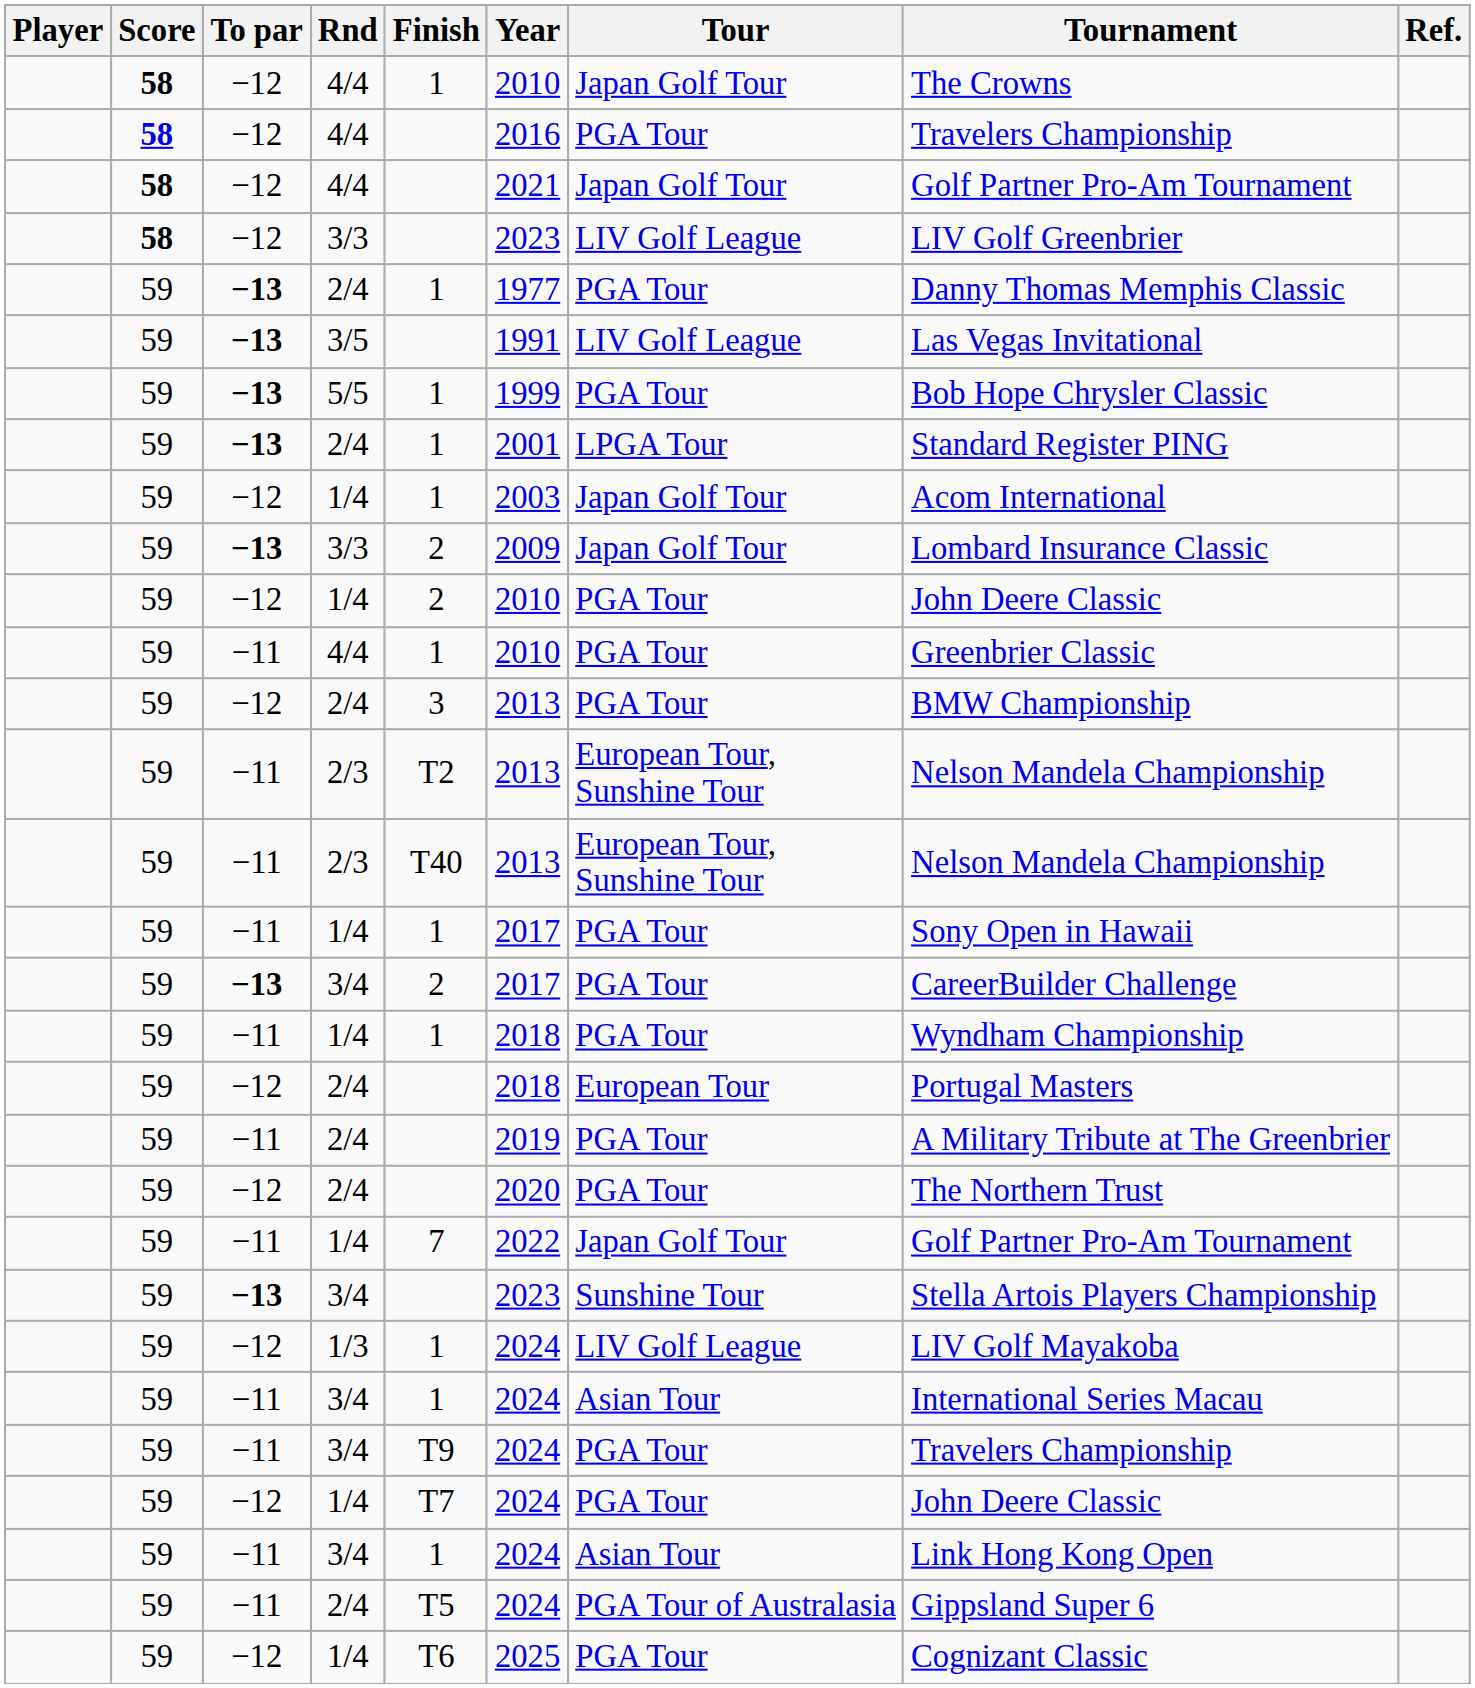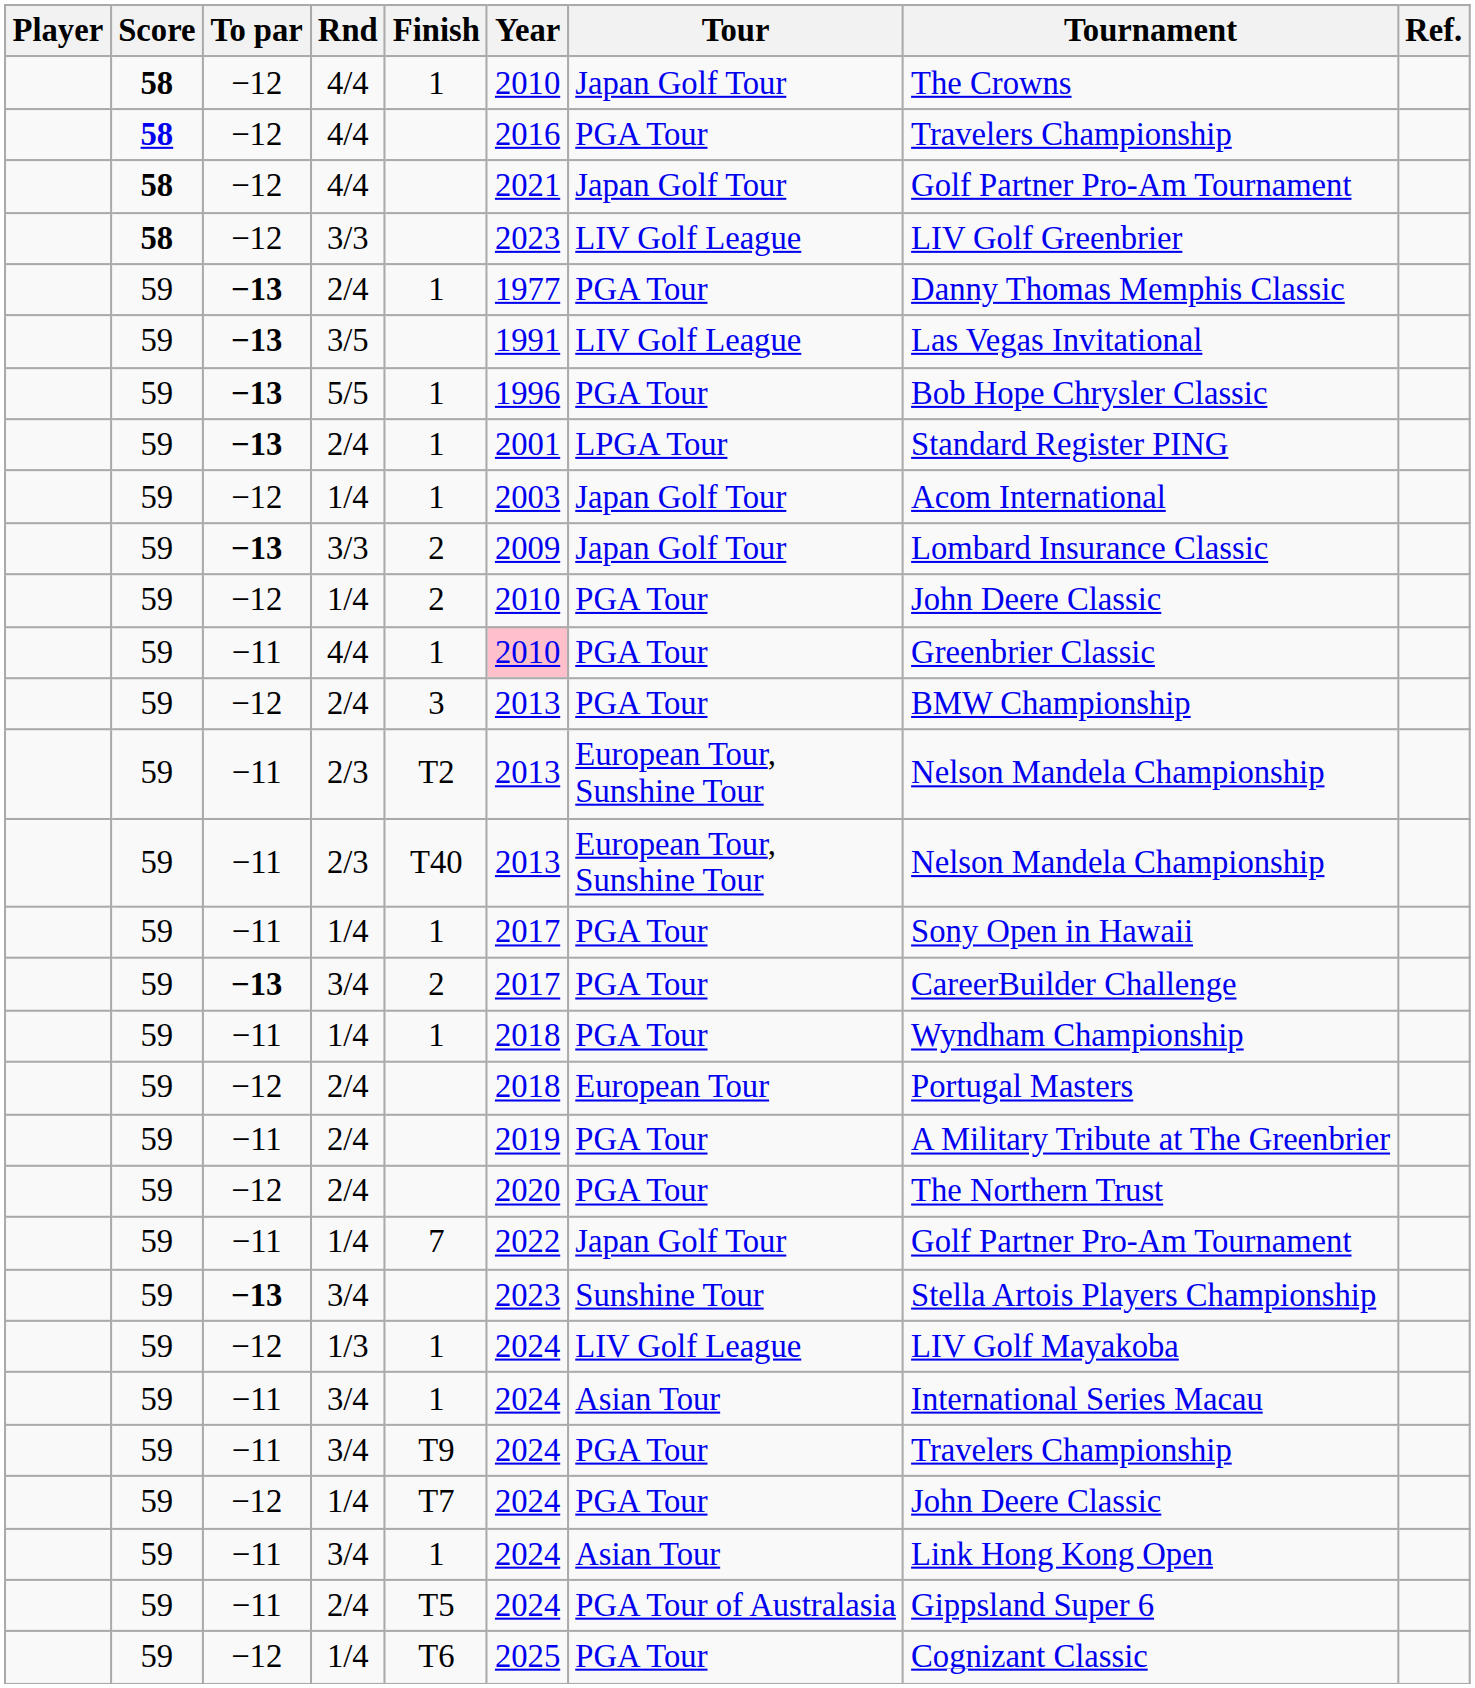(528, 392) 1999 -> (528, 392) 1996
(528, 651) no background -> (528, 651) pink background
